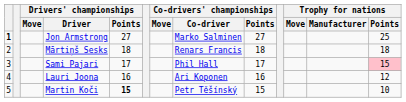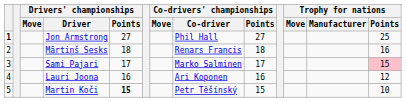(208, 38) Marko Salminen -> (196, 38) Phil Hall
(385, 51) 18 -> (385, 51) 16
(196, 64) Phil Hall -> (208, 64) Marko Salminen
